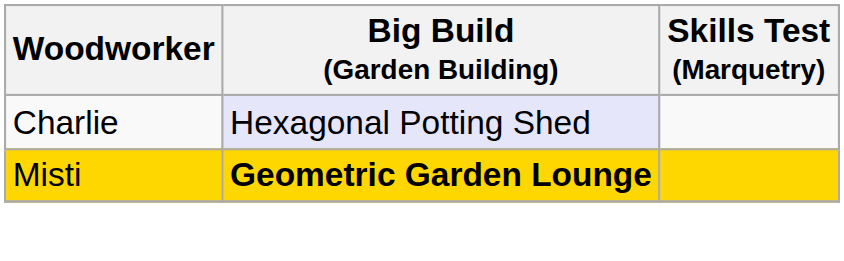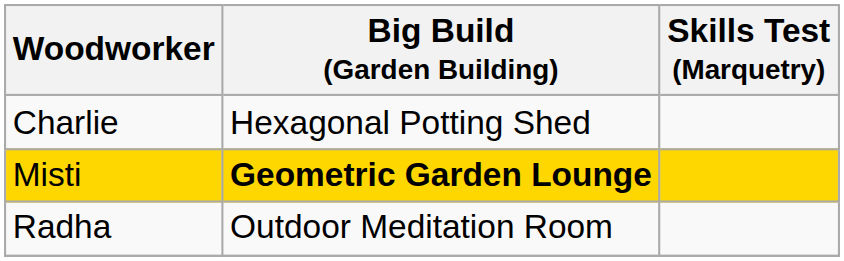(410, 121) lavender background -> (410, 121) no background
+ row: (62, 227)
